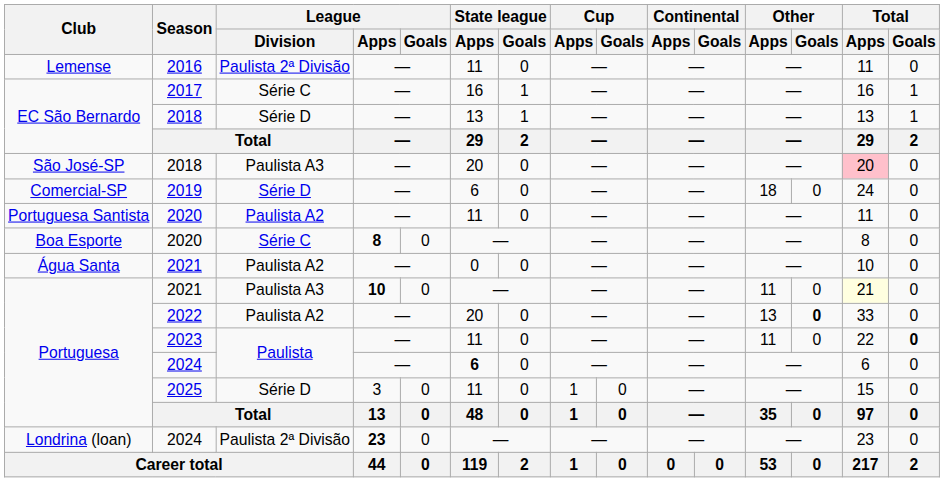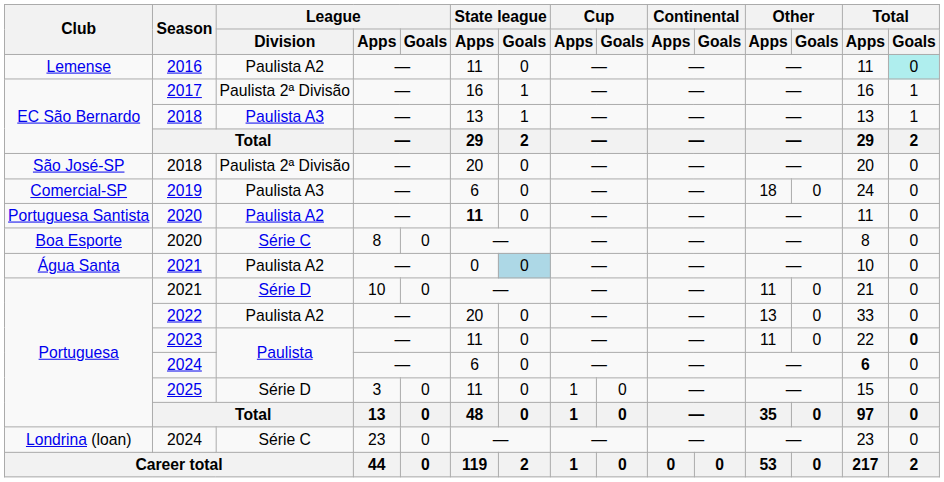(285, 66) Paulista 2ª Divisão -> (285, 66) Paulista A2
(914, 66) no background -> (914, 66) paleturquoise background
(285, 91) Série C -> (285, 91) Paulista 2ª Divisão
(285, 116) Série D -> (285, 116) Paulista A3
(285, 166) Paulista A3 -> (285, 166) Paulista 2ª Divisão
(865, 166) pink background -> (865, 166) no background
(285, 191) Série D -> (285, 191) Paulista A3
(475, 215) normal -> (475, 215) bold
(377, 240) bold -> (377, 240) normal
(524, 265) no background -> (524, 265) lightblue background
(285, 290) Paulista A3 -> (285, 290) Série D
(377, 290) bold -> (377, 290) normal
(865, 290) lightyellow background -> (865, 290) no background
(817, 315) bold -> (817, 315) normal
(475, 365) bold -> (475, 365) normal
(865, 365) normal -> (865, 365) bold
(285, 439) Paulista 2ª Divisão -> (285, 439) Série C
(377, 439) bold -> (377, 439) normal
